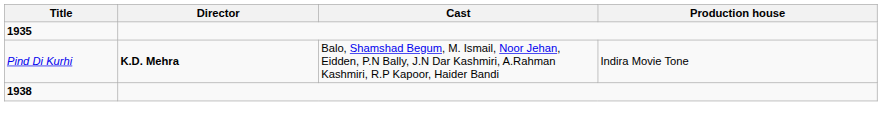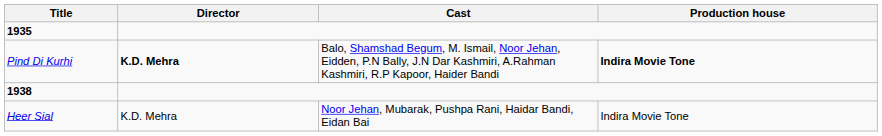(645, 61) normal -> (648, 61) bold
+ row: (30, 115)
